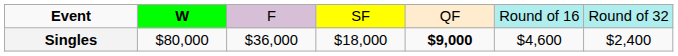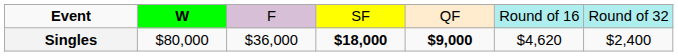(361, 40) normal -> (361, 40) bold
(539, 40) $4,600 -> (539, 40) $4,620
